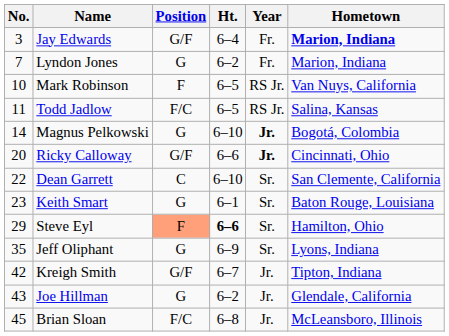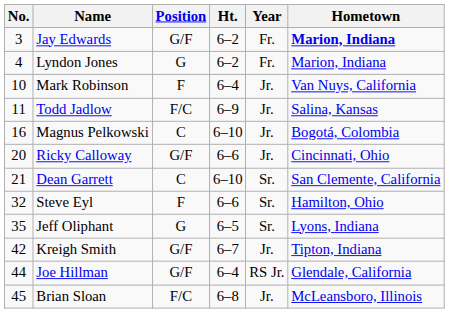(228, 39) 6–4 -> (228, 39) 6–2
(19, 62) 7 -> (19, 62) 4
(228, 86) 6–5 -> (228, 86) 6–4
(267, 86) RS Jr. -> (267, 86) Jr.
(228, 109) 6–5 -> (228, 109) 6–9
(267, 109) RS Jr. -> (267, 109) Jr.
(19, 132) 14 -> (19, 132) 16
(181, 132) G -> (181, 132) C
(267, 132) bold -> (267, 132) normal
(267, 156) bold -> (267, 156) normal
(19, 179) 22 -> (19, 179) 21
- row: (72, 202)
(19, 226) 29 -> (19, 202) 32
(181, 226) lightsalmon background -> (181, 202) no background
(228, 226) bold -> (228, 202) normal
(228, 249) 6–9 -> (228, 226) 6–5
(19, 296) 43 -> (19, 272) 44
(181, 296) G -> (181, 272) G/F
(228, 296) 6–2 -> (228, 272) 6–4
(267, 296) Jr. -> (267, 272) RS Jr.
